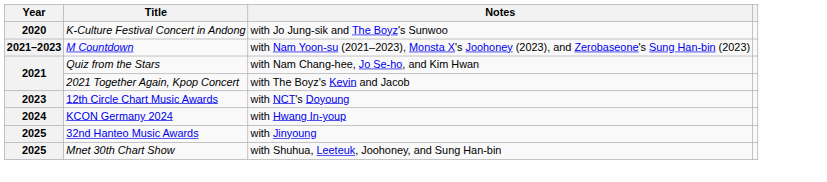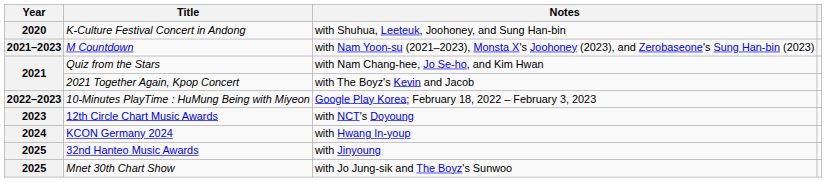(349, 30) with Jo Jung-sik and The Boyz's Sunwoo -> (440, 30) with Shuhua, Leeteuk, Joohoney, and Sung Han-bin
+ row: (188, 99)
(376, 151) with Shuhua, Leeteuk, Joohoney, and Sung Han-bin -> (414, 168) with Jo Jung-sik and The Boyz's Sunwoo
